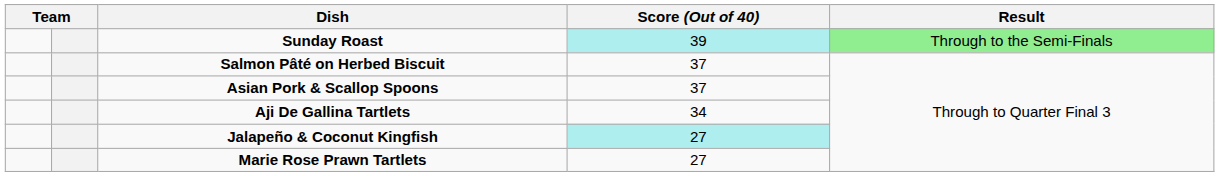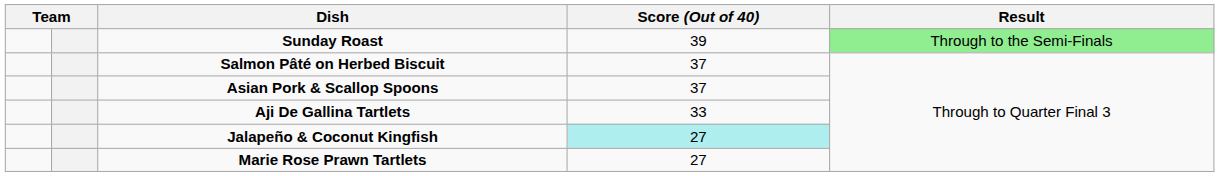(698, 41) paleturquoise background -> (698, 41) no background
(698, 112) 34 -> (698, 112) 33
